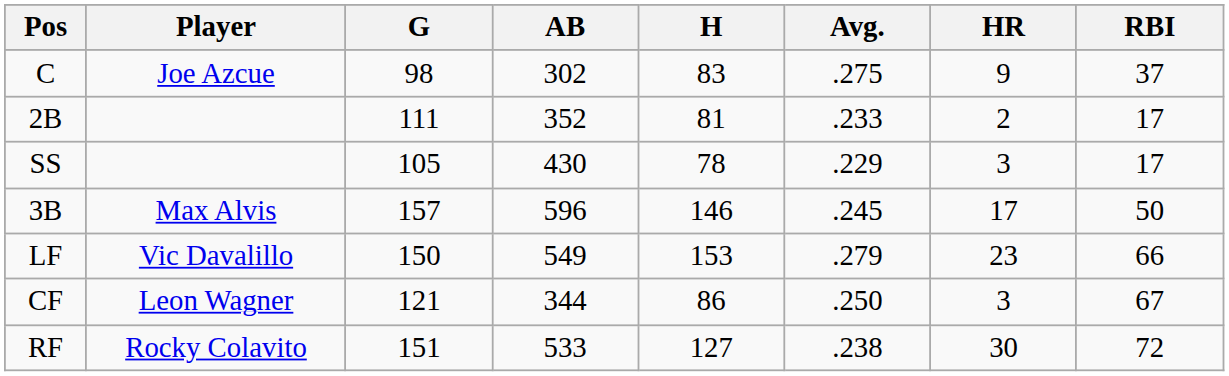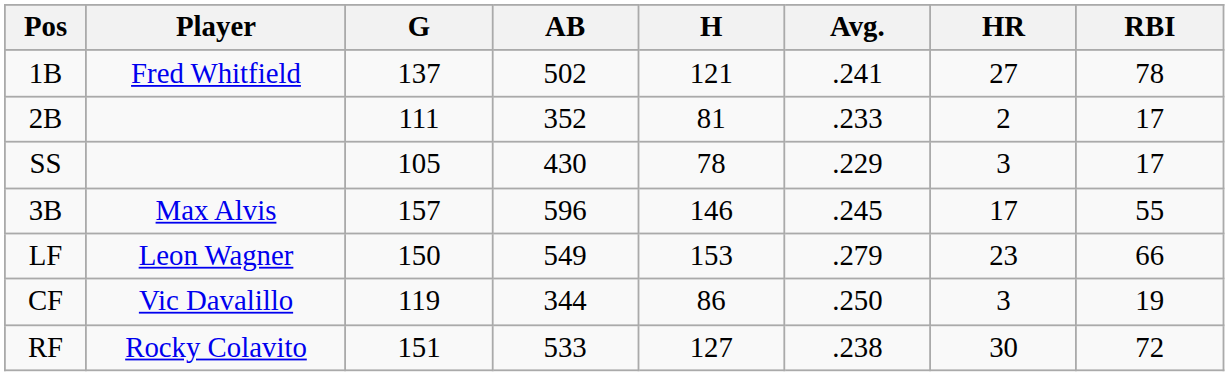- row: (45, 73)
+ row: (45, 73)
(1150, 210) 50 -> (1150, 210) 55
(216, 255) Vic Davalillo -> (216, 255) Leon Wagner
(216, 301) Leon Wagner -> (216, 301) Vic Davalillo
(419, 301) 121 -> (419, 301) 119
(1150, 301) 67 -> (1150, 301) 19
